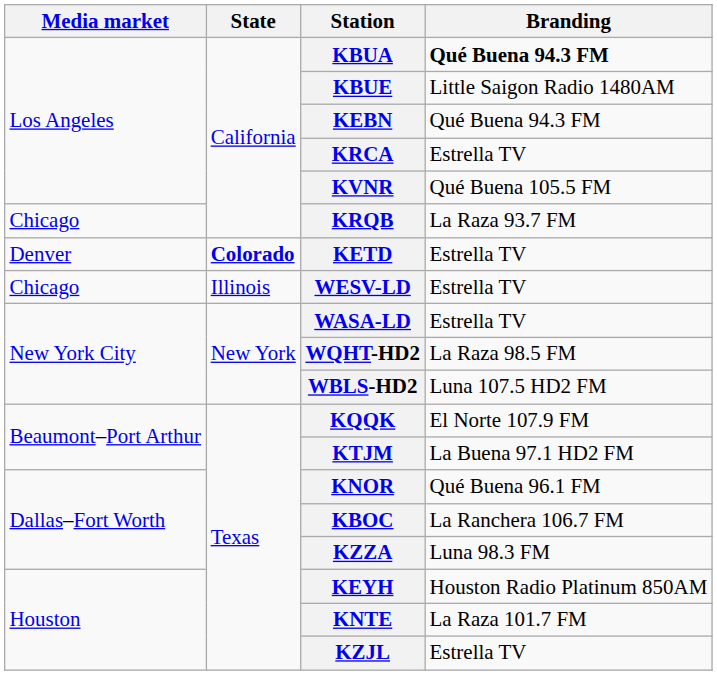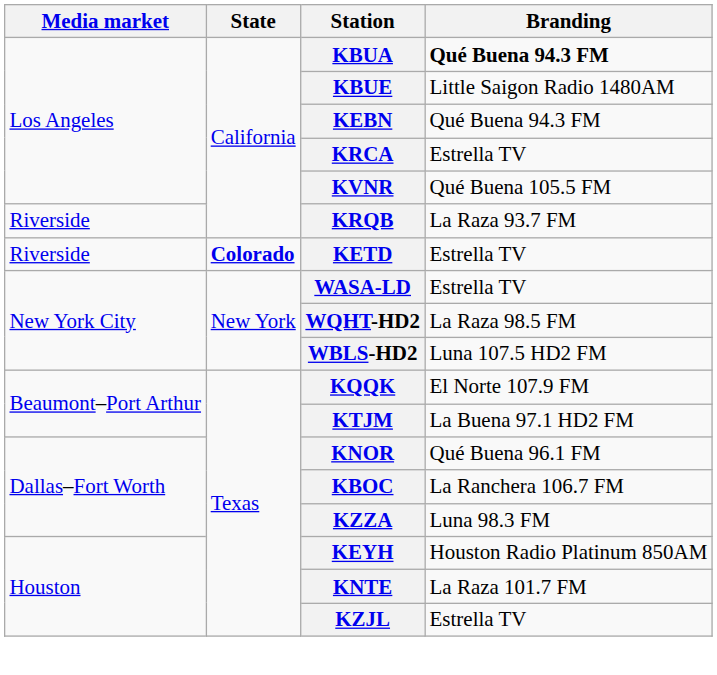(44, 220) Chicago -> (50, 220) Riverside
(40, 253) Denver -> (50, 253) Riverside
- row: (363, 287)
